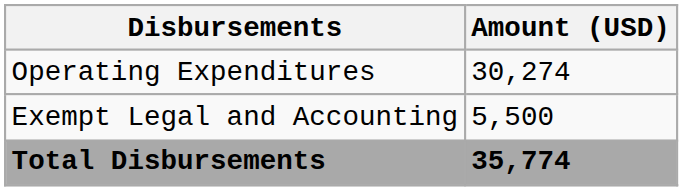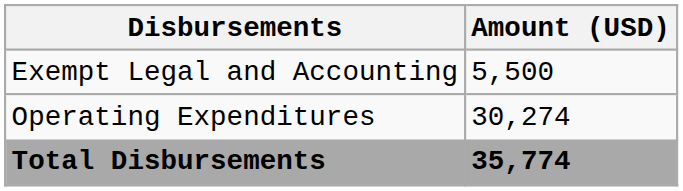rows swapped: (194, 72) <-> (235, 117)
